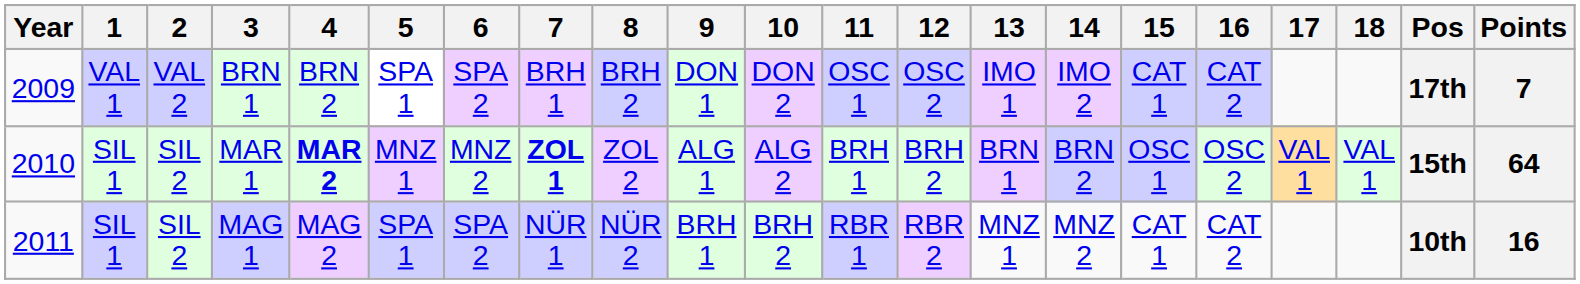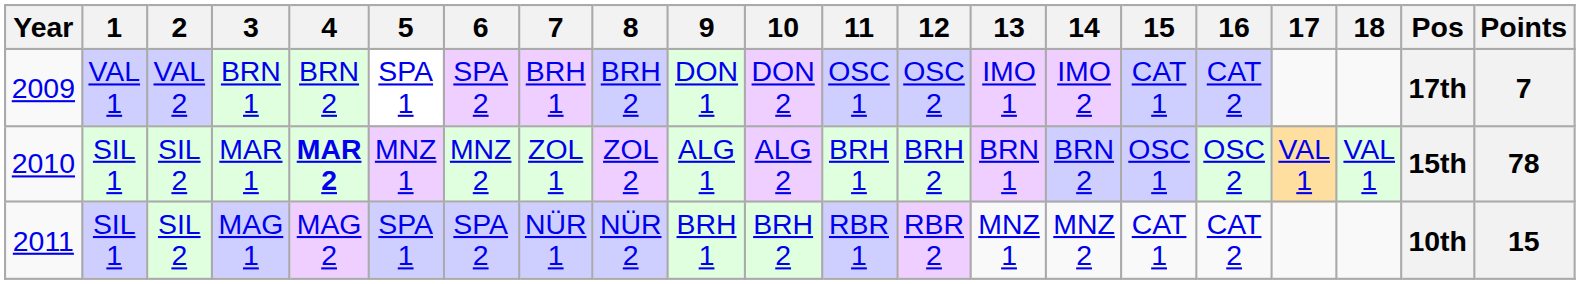(556, 164) bold -> (556, 164) normal
(1524, 164) 64 -> (1524, 164) 78
(1524, 240) 16 -> (1524, 240) 15
